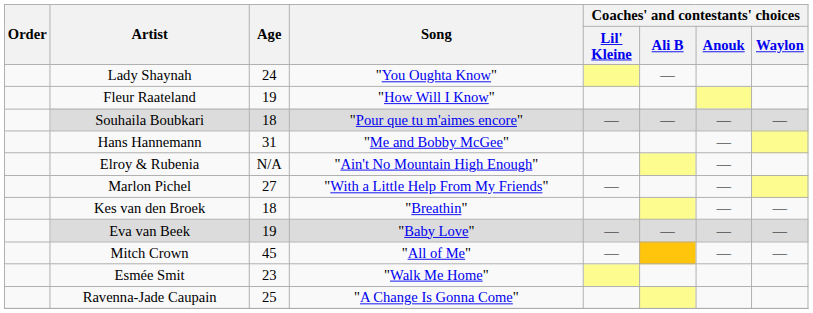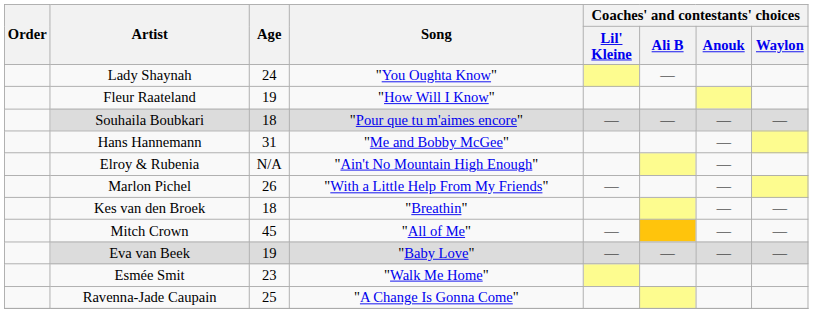(269, 186) 27 -> (269, 186) 26
rows swapped: (150, 253) <-> (150, 231)
